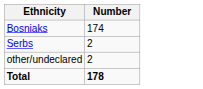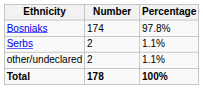+ column: (169, 12)
